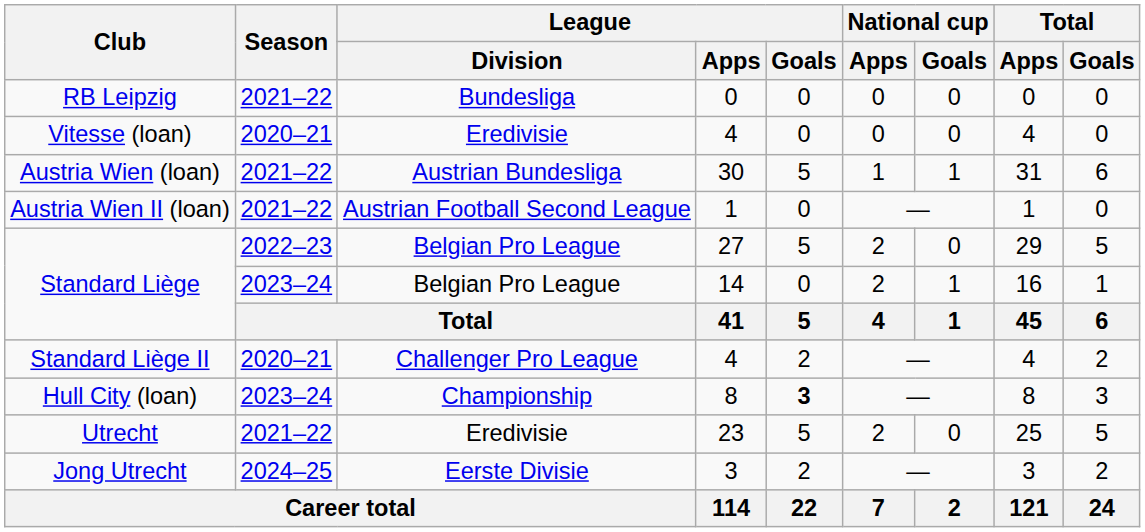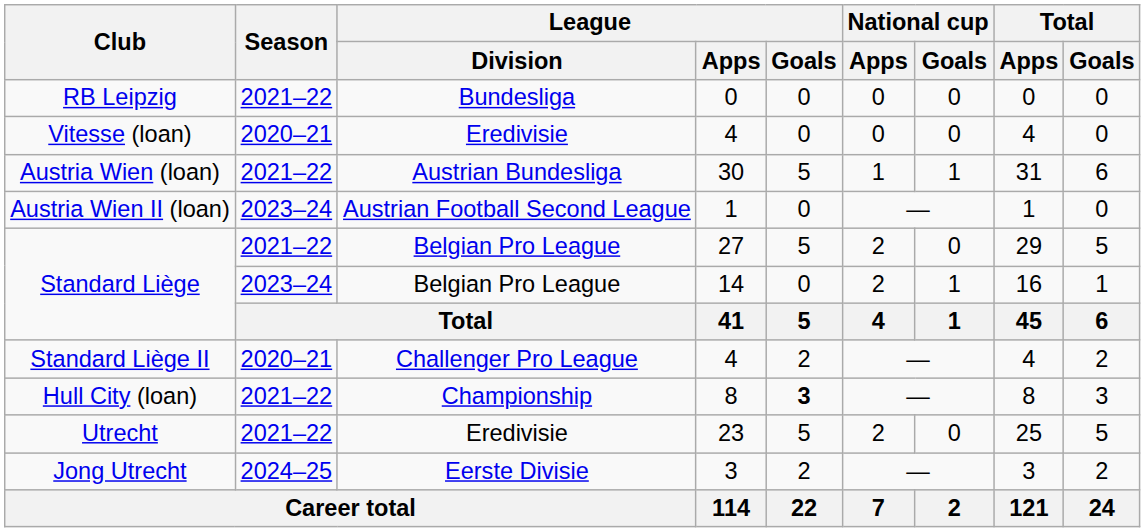(286, 209) 2021–22 -> (286, 209) 2023–24
(286, 246) 2022–23 -> (286, 246) 2021–22
(286, 396) 2023–24 -> (286, 396) 2021–22
